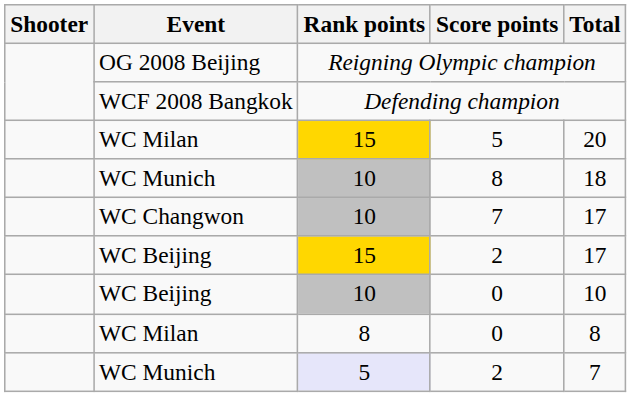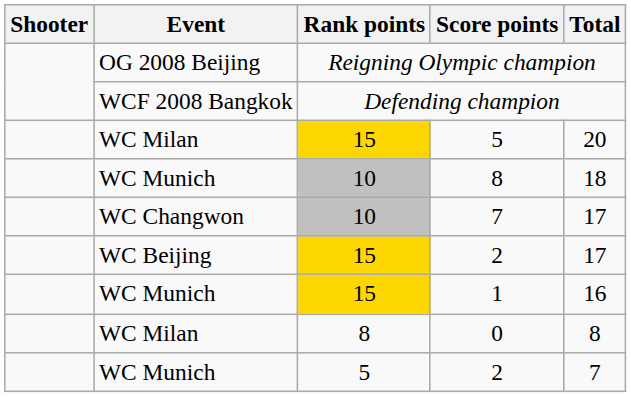+ row: (157, 294)
- row: (155, 294)
(364, 371) lavender background -> (364, 371) no background
